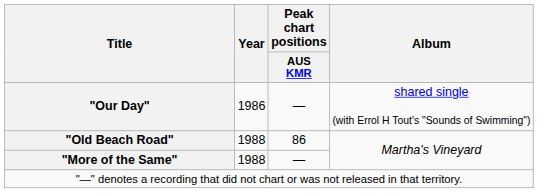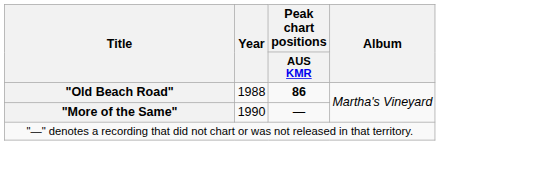- row: (120, 106)
(299, 140) normal -> (299, 92) bold
(252, 160) 1988 -> (252, 112) 1990
